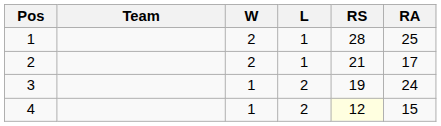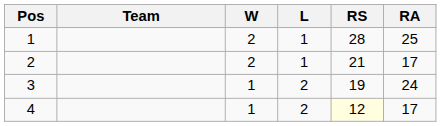(410, 109) 15 -> (410, 109) 17
